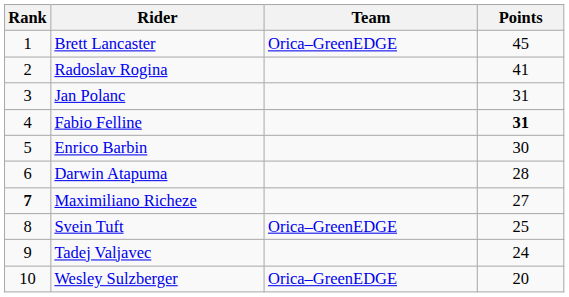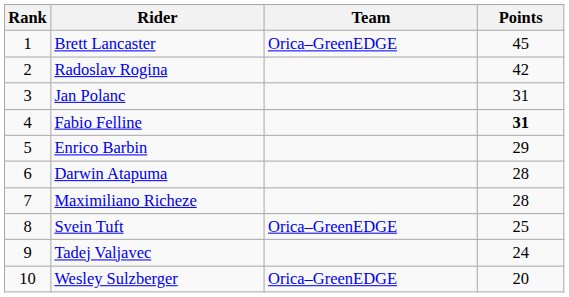(521, 69) 41 -> (521, 69) 42
(521, 148) 30 -> (521, 148) 29
(28, 200) bold -> (28, 200) normal
(521, 200) 27 -> (521, 200) 28
